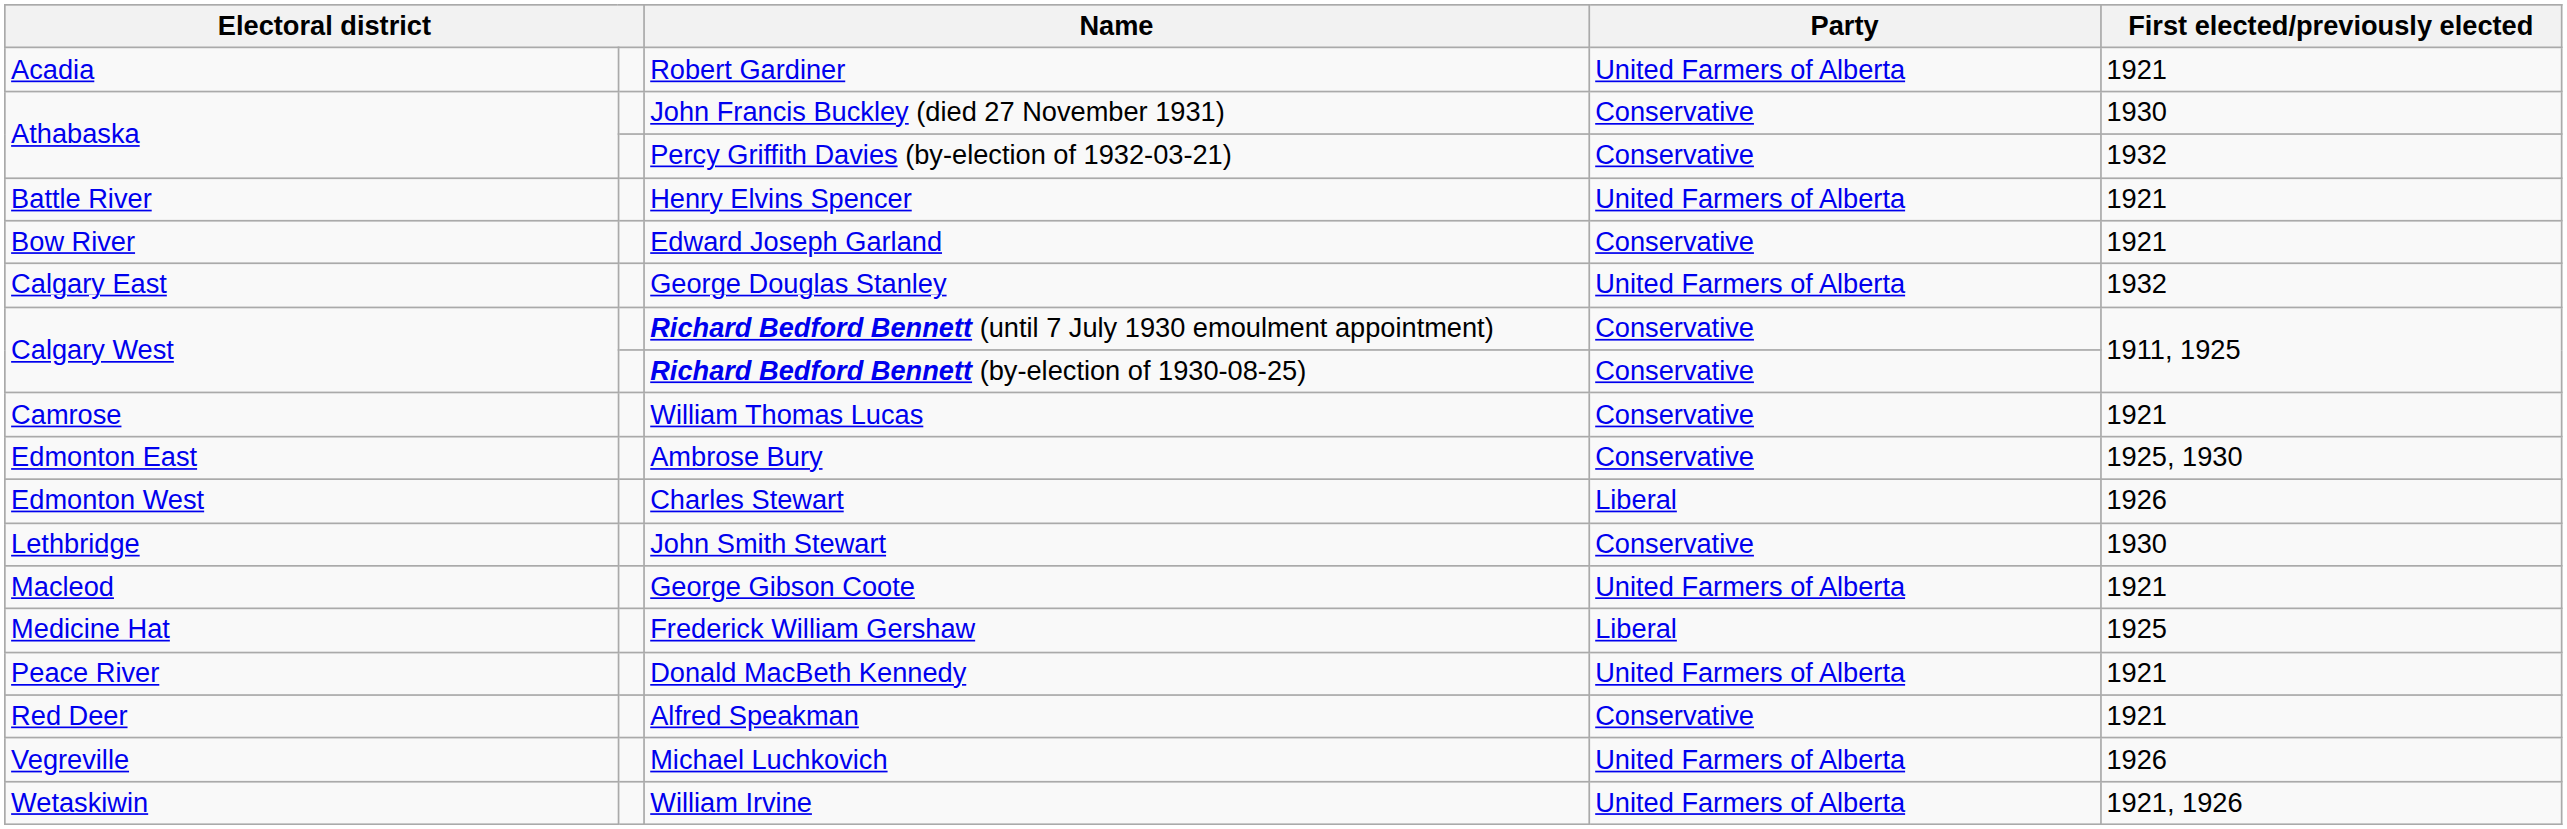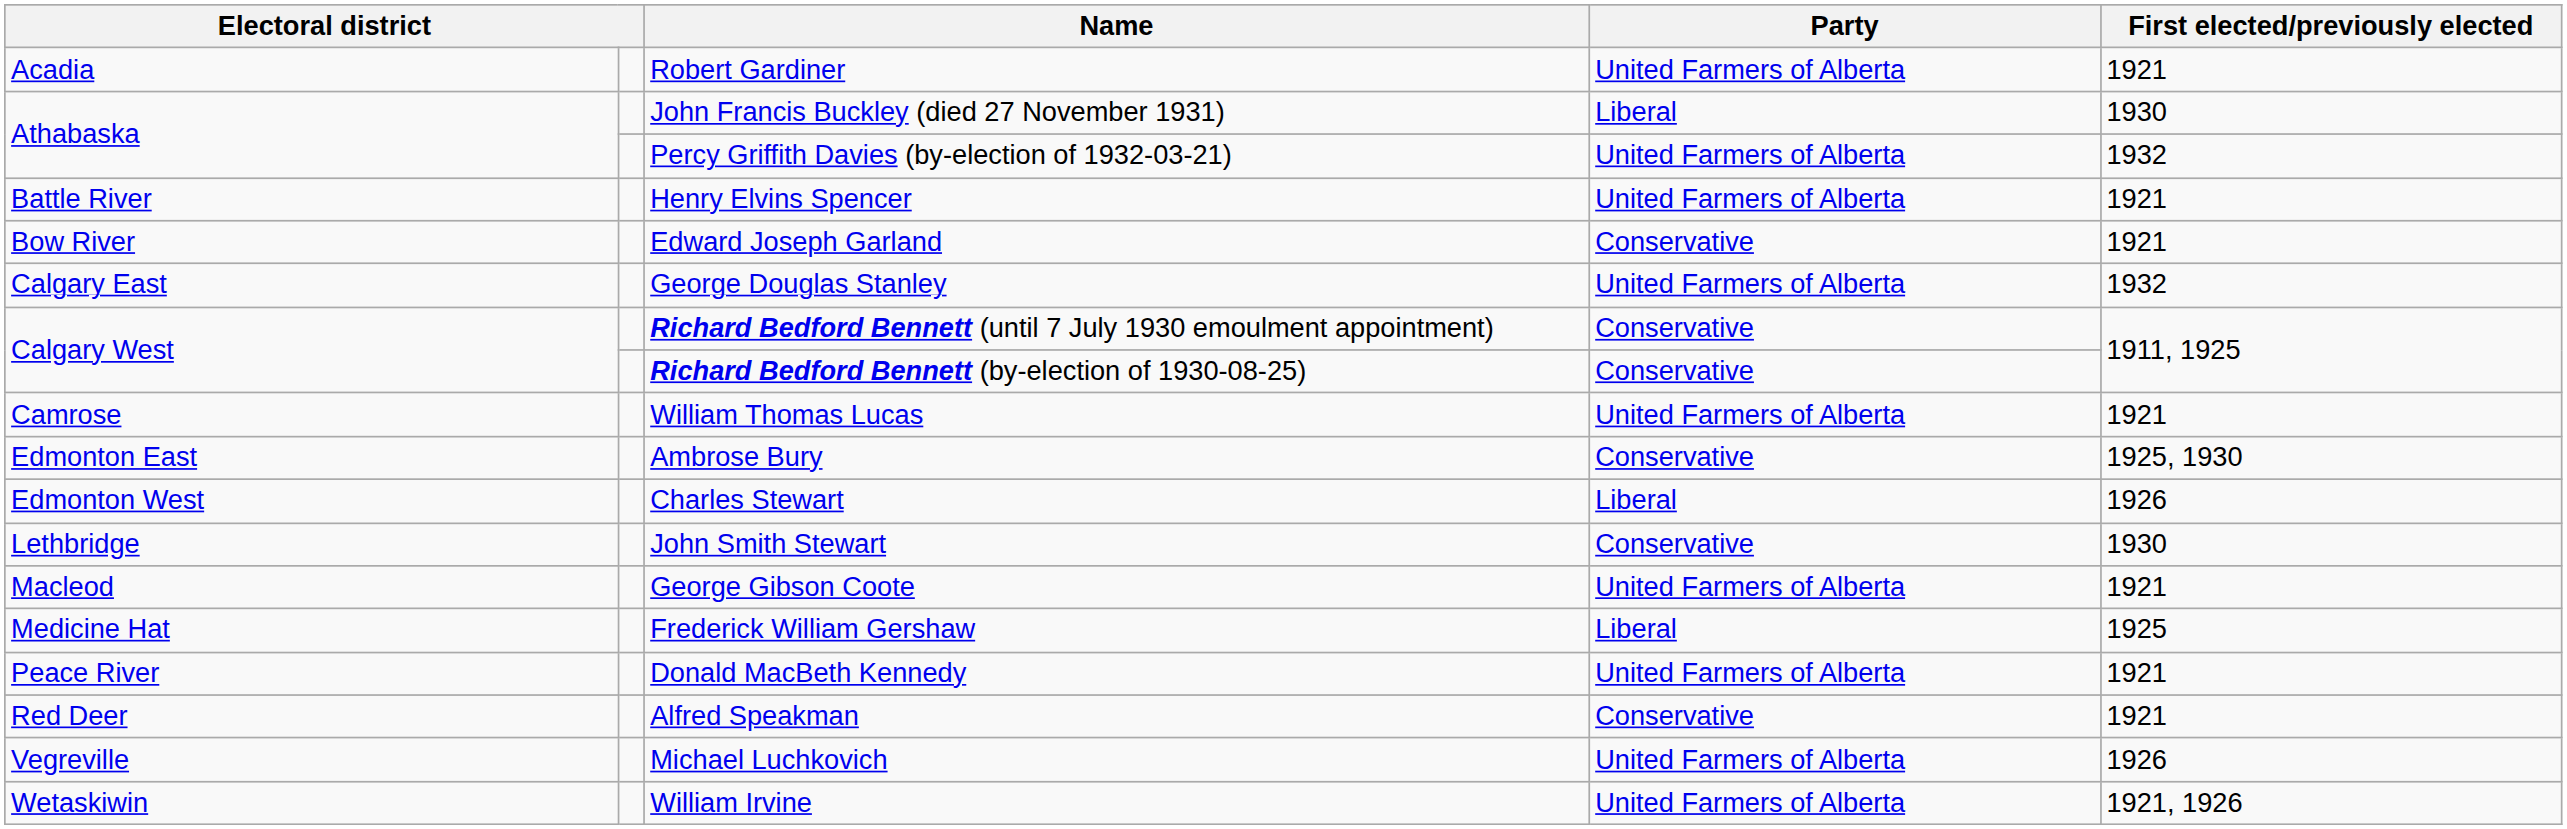(1675, 112) Conservative -> (1636, 112) Liberal
(1675, 155) Conservative -> (1750, 155) United Farmers of Alberta
(1675, 414) Conservative -> (1750, 414) United Farmers of Alberta
